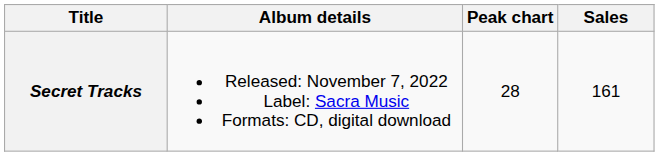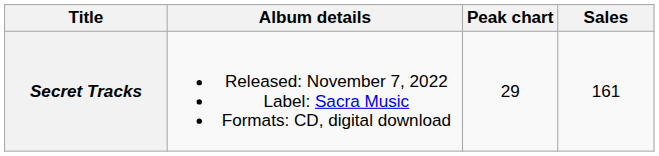(510, 91) 28 -> (510, 91) 29
